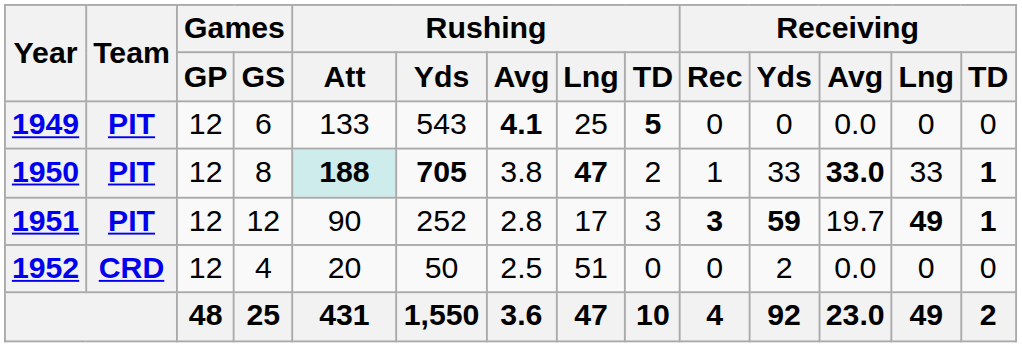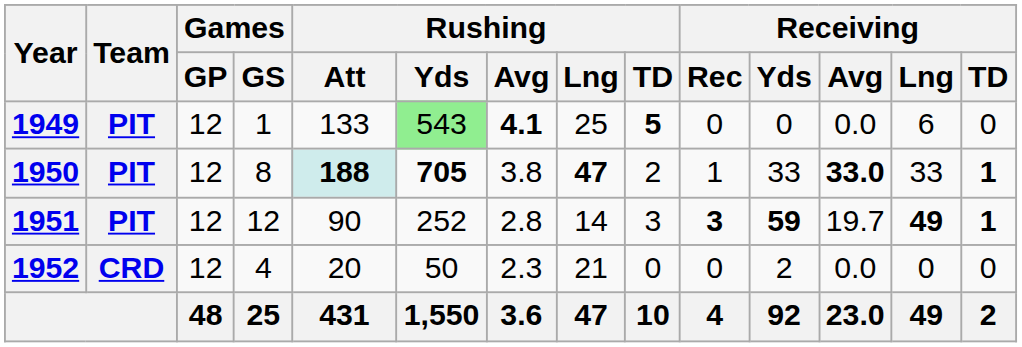(263, 124) 6 -> (263, 124) 1
(442, 124) no background -> (442, 124) lightgreen background
(926, 124) 0 -> (926, 124) 6
(591, 220) 17 -> (591, 220) 14
(521, 268) 2.5 -> (521, 268) 2.3
(591, 268) 51 -> (591, 268) 21
